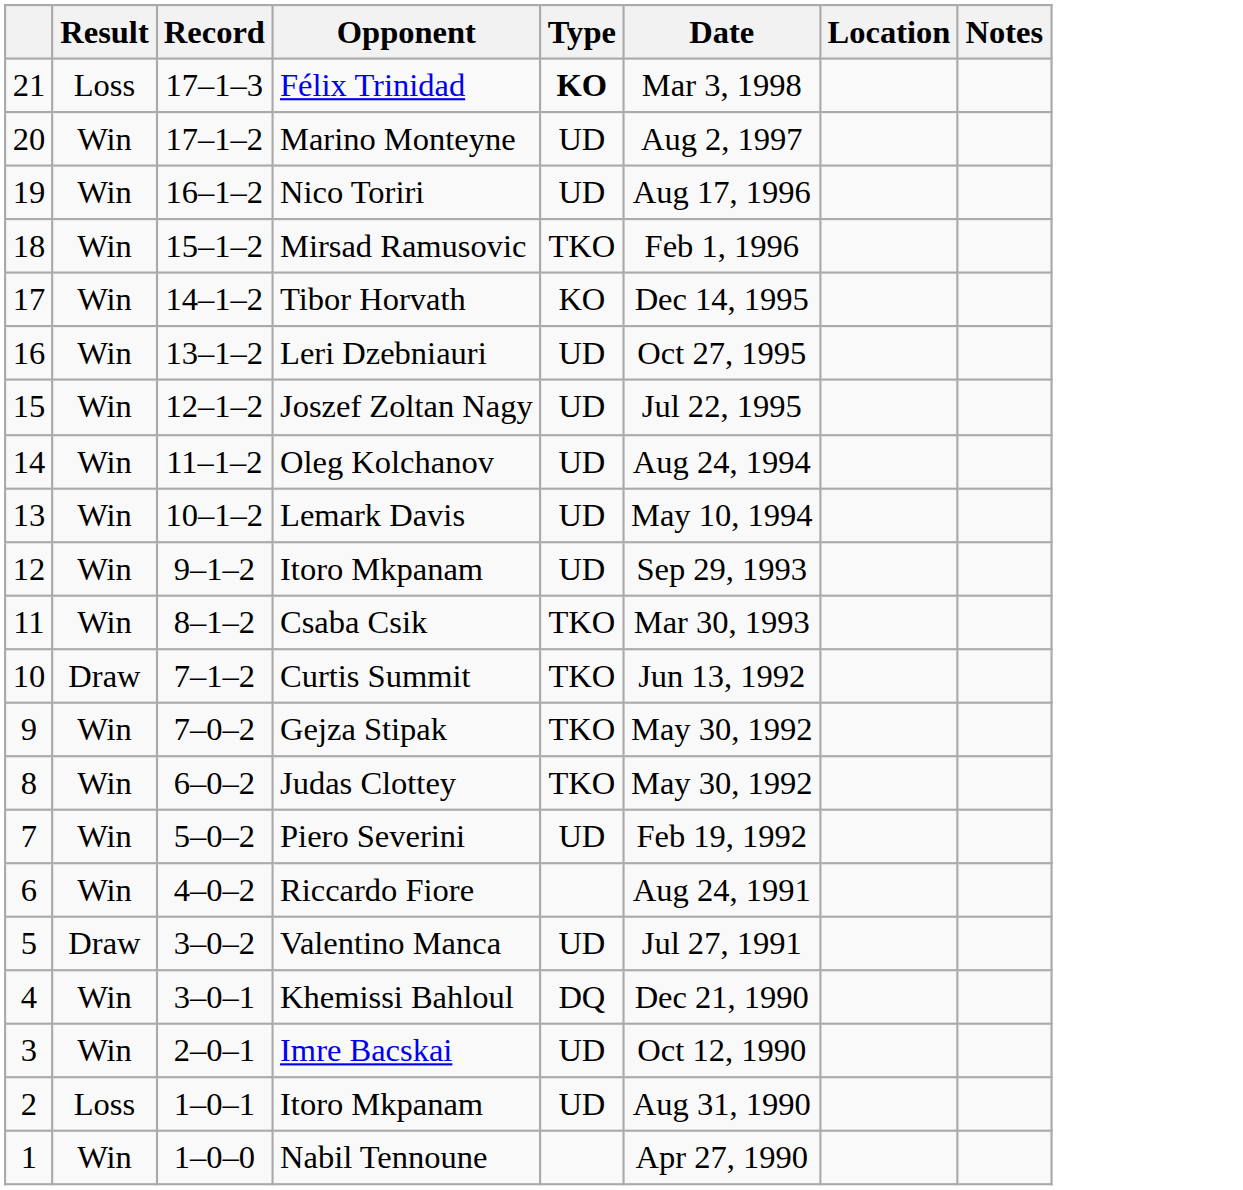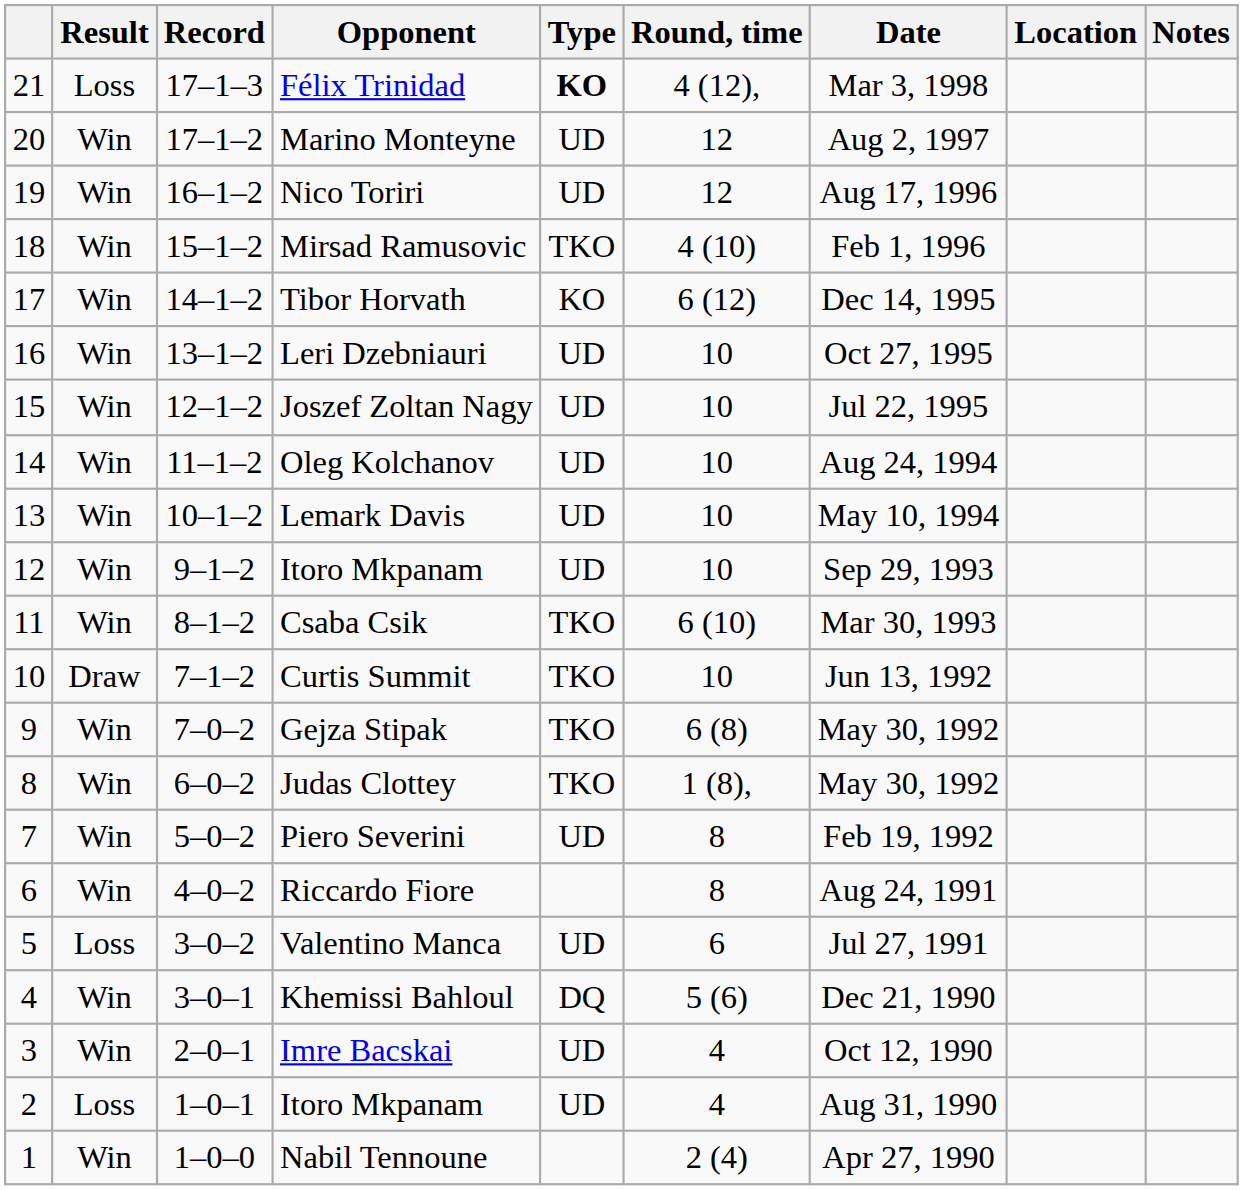+ column: (717, 31)
(104, 943) Draw -> (104, 943) Loss
